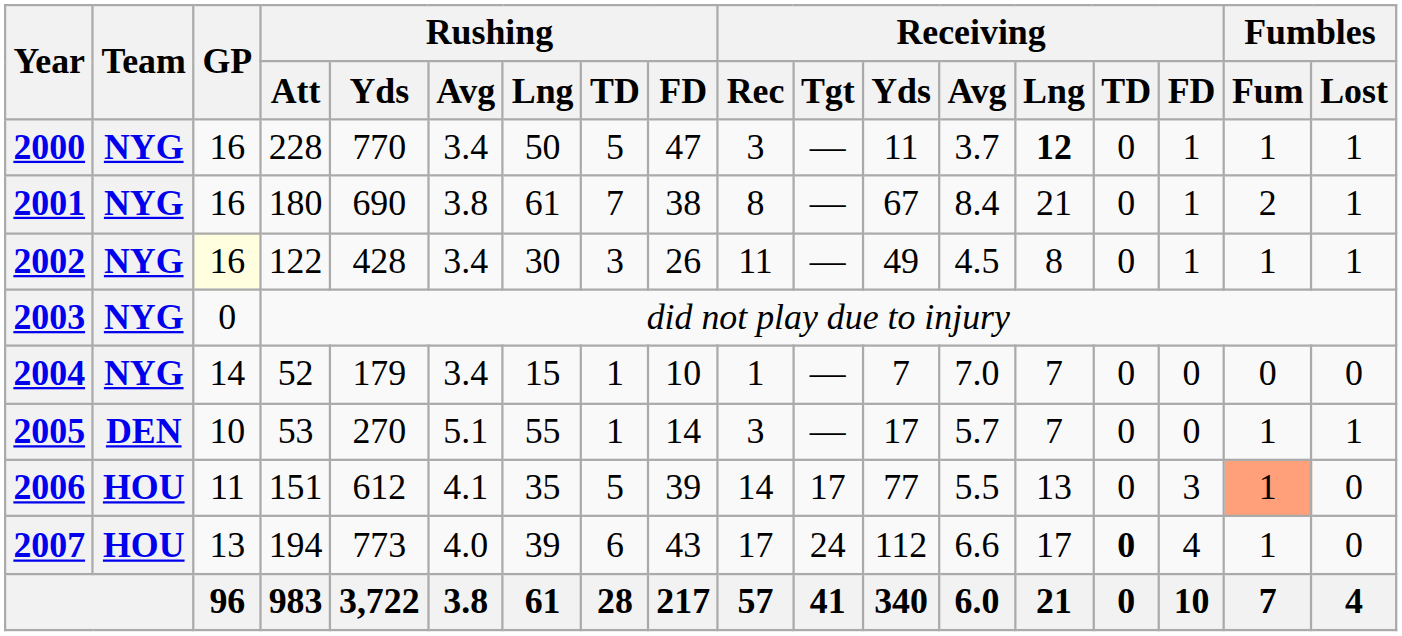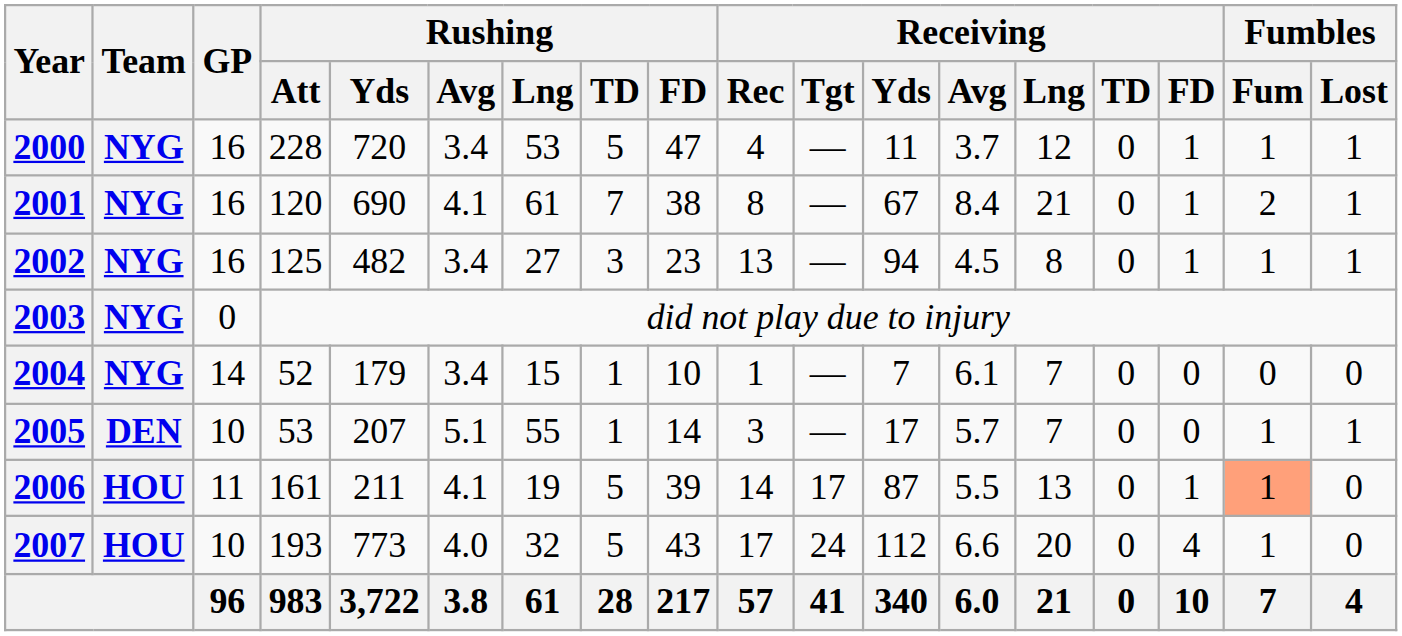(379, 146) 770 -> (379, 146) 720
(543, 146) 50 -> (543, 146) 53
(755, 146) 3 -> (755, 146) 4
(1054, 146) bold -> (1054, 146) normal
(296, 203) 180 -> (296, 203) 120
(466, 203) 3.8 -> (466, 203) 4.1
(227, 260) lightyellow background -> (227, 260) no background
(296, 260) 122 -> (296, 260) 125
(379, 260) 428 -> (379, 260) 482
(543, 260) 30 -> (543, 260) 27
(683, 260) 26 -> (683, 260) 23
(755, 260) 11 -> (755, 260) 13
(901, 260) 49 -> (901, 260) 94
(977, 373) 7.0 -> (977, 373) 6.1
(379, 430) 270 -> (379, 430) 207
(296, 487) 151 -> (296, 487) 161
(379, 487) 612 -> (379, 487) 211
(543, 487) 35 -> (543, 487) 19
(901, 487) 77 -> (901, 487) 87
(1192, 487) 3 -> (1192, 487) 1
(227, 544) 13 -> (227, 544) 10
(296, 544) 194 -> (296, 544) 193
(543, 544) 39 -> (543, 544) 32
(615, 544) 6 -> (615, 544) 5
(1054, 544) 17 -> (1054, 544) 20
(1126, 544) bold -> (1126, 544) normal
